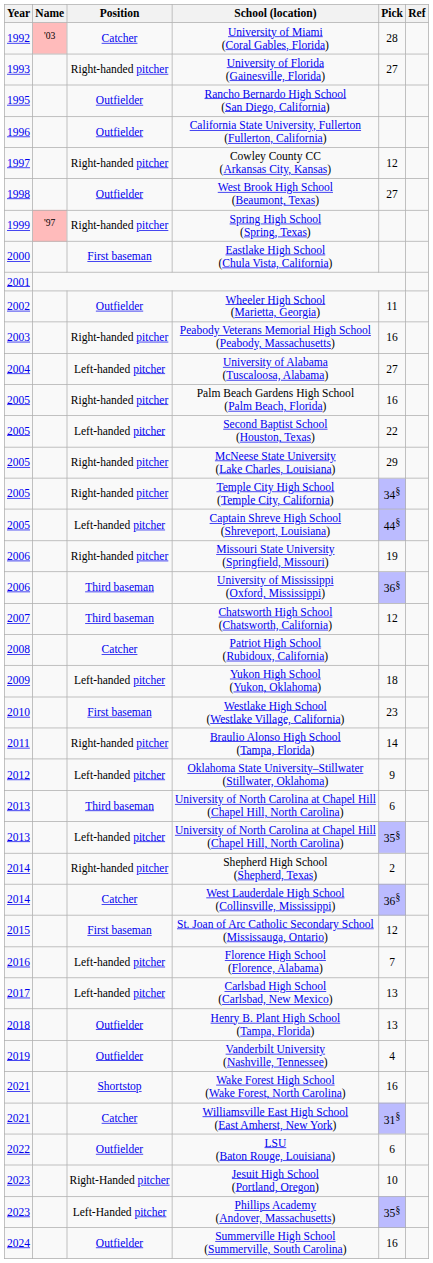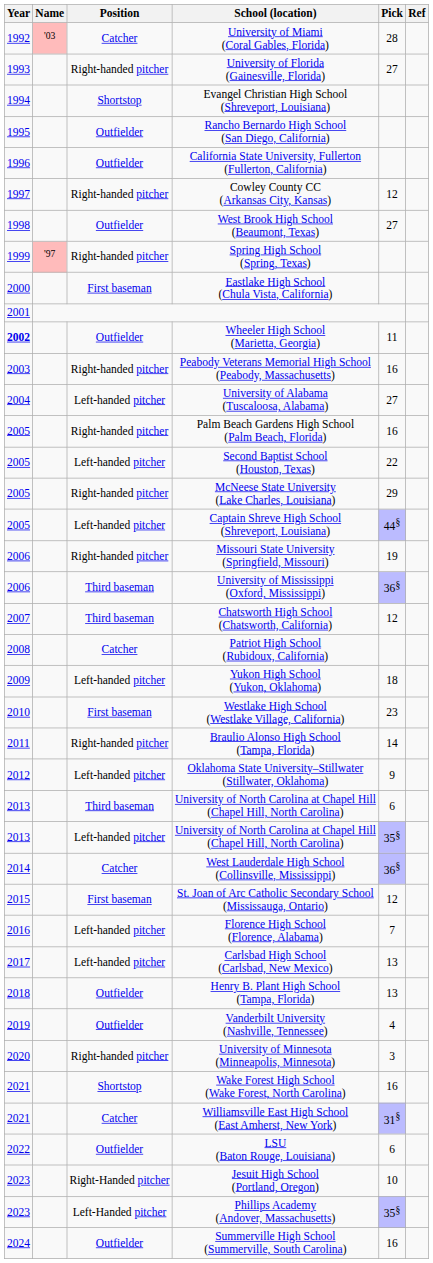+ row: (120, 100)
(19, 306) normal -> (19, 337) bold
- row: (120, 493)
- row: (120, 868)
+ row: (120, 1056)
